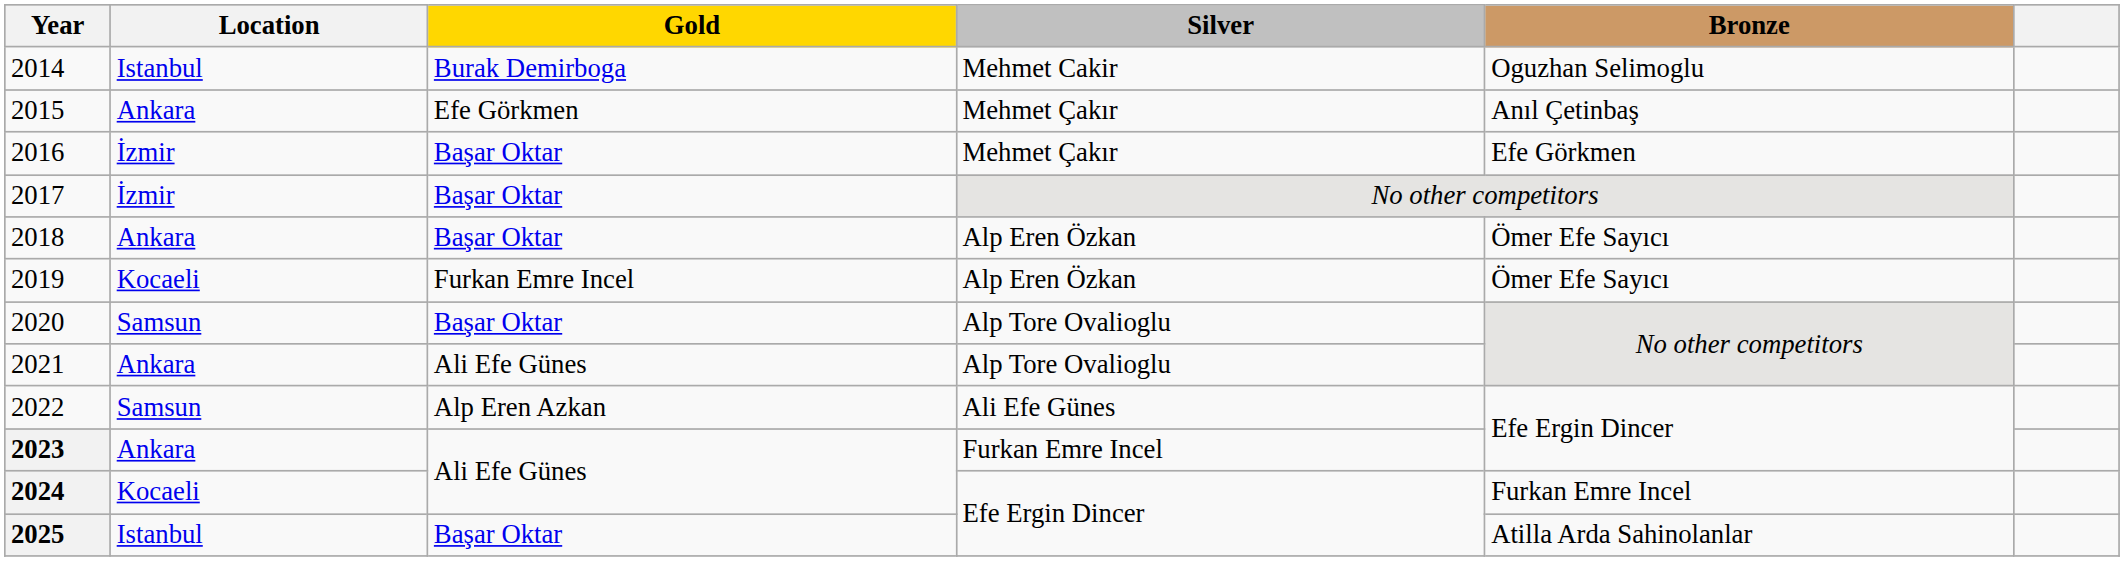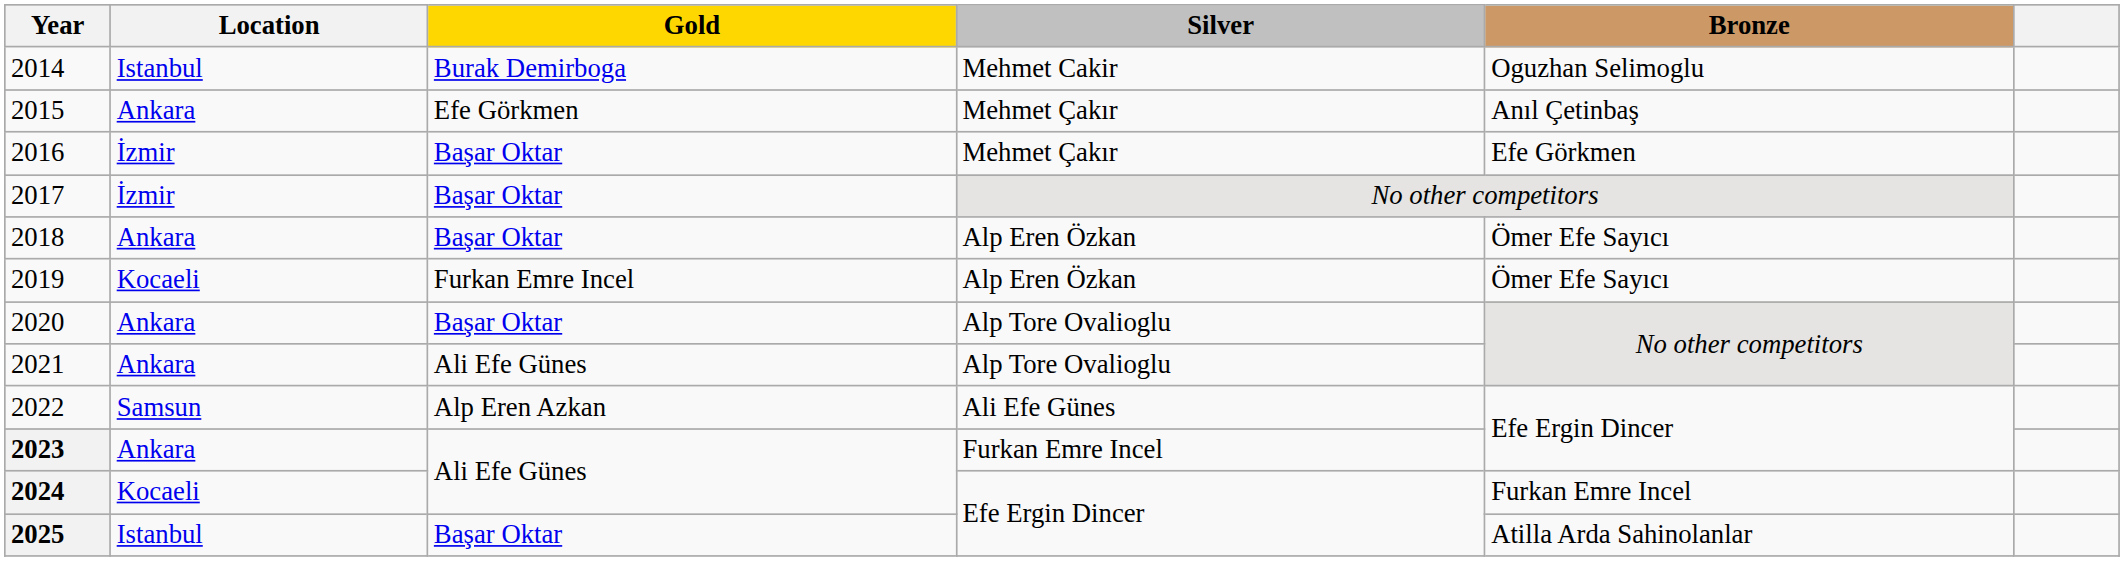(159, 322) Samsun -> (156, 322) Ankara
